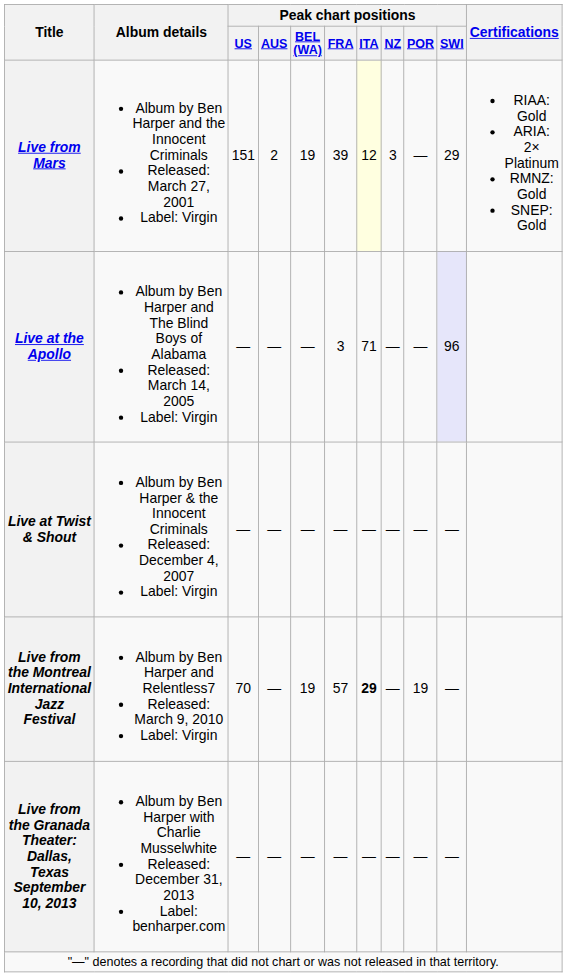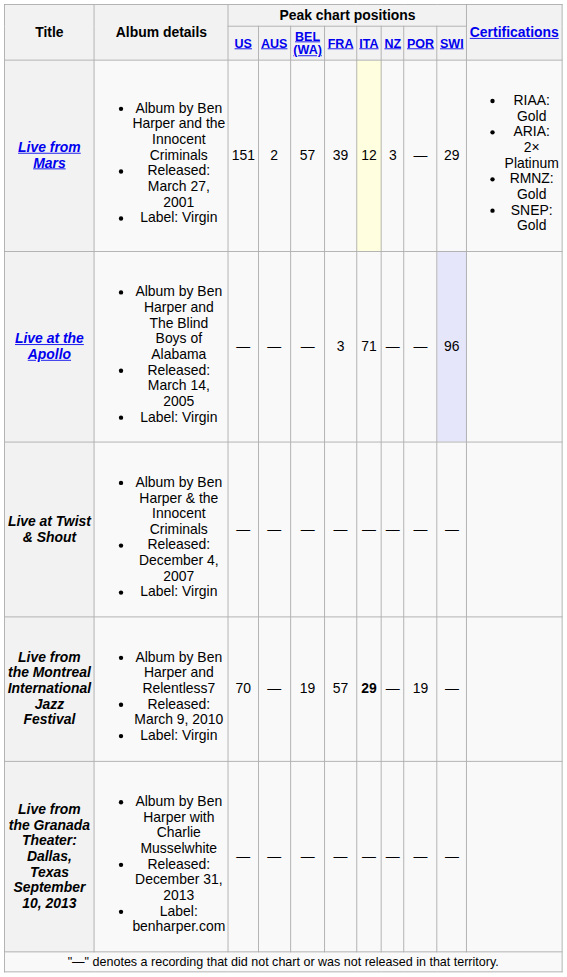(308, 155) 19 -> (308, 155) 57
